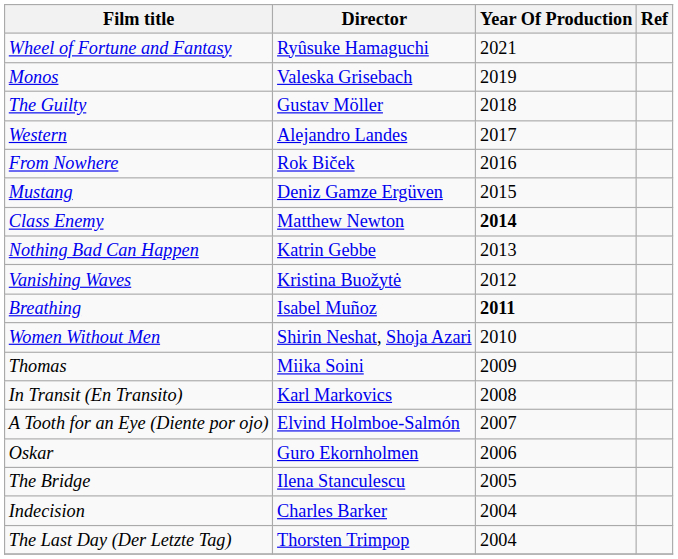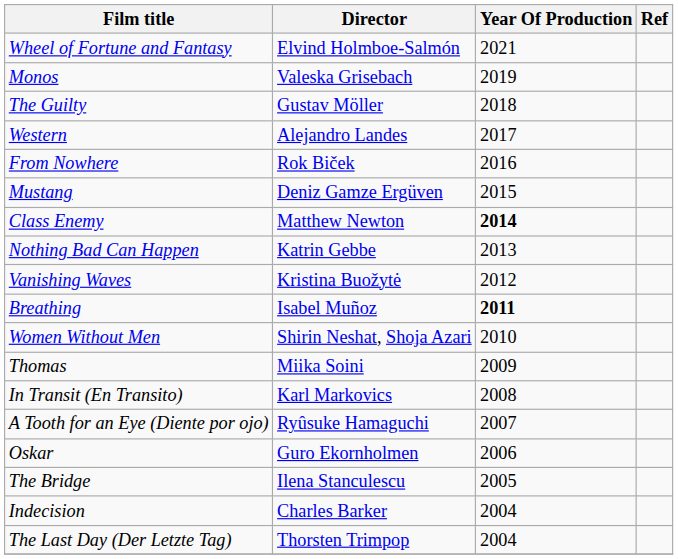(353, 47) Ryûsuke Hamaguchi -> (369, 47) Elvind Holmboe-Salmón
(369, 423) Elvind Holmboe-Salmón -> (353, 423) Ryûsuke Hamaguchi
